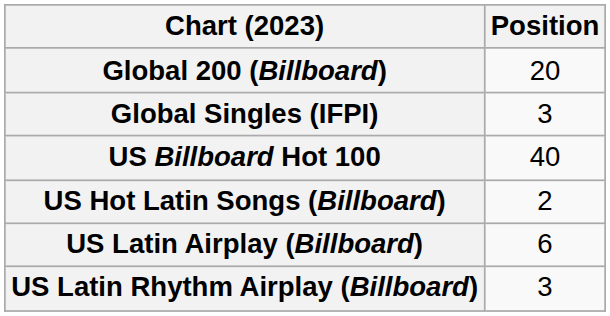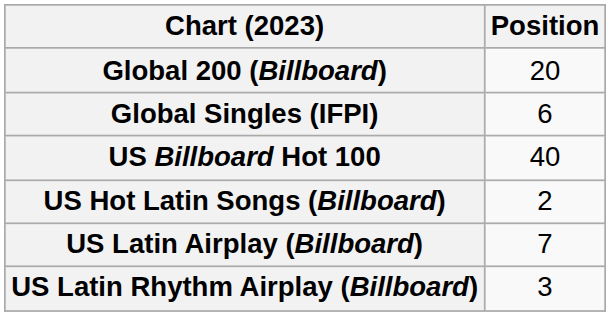(545, 113) 3 -> (545, 113) 6
(545, 244) 6 -> (545, 244) 7
